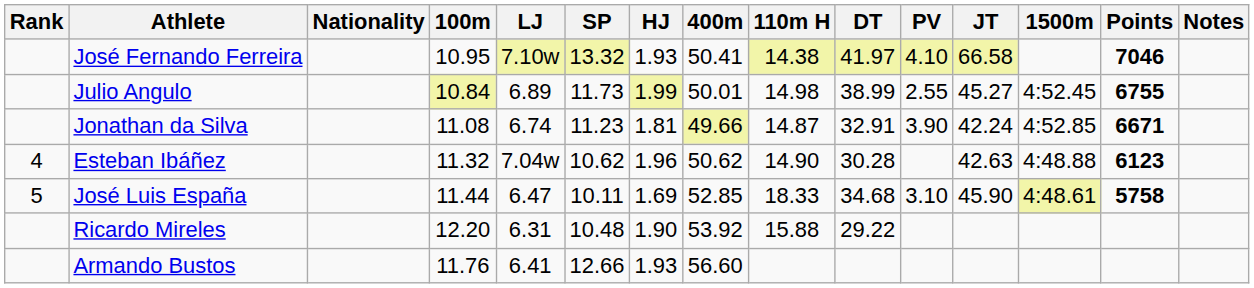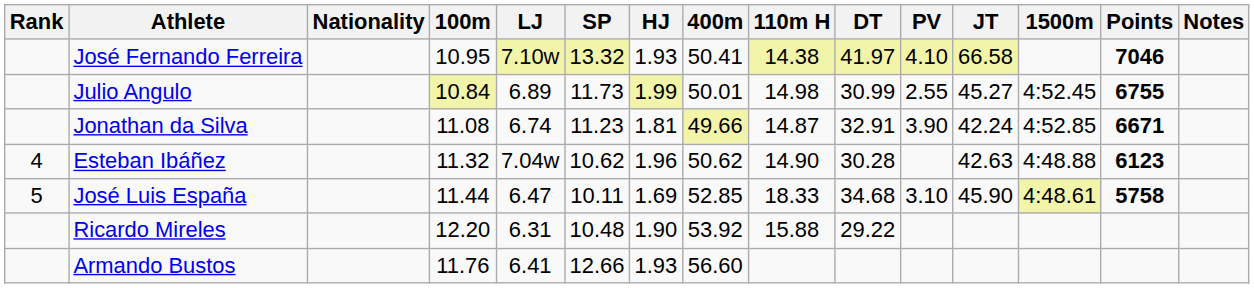(868, 91) 38.99 -> (868, 91) 30.99
